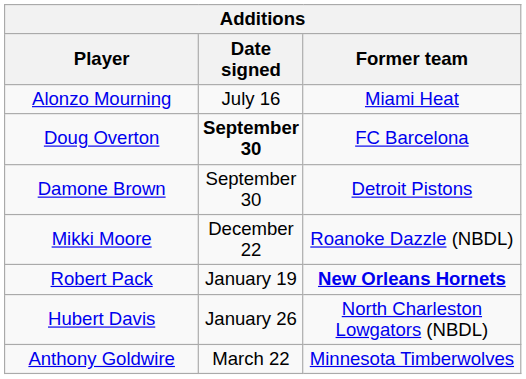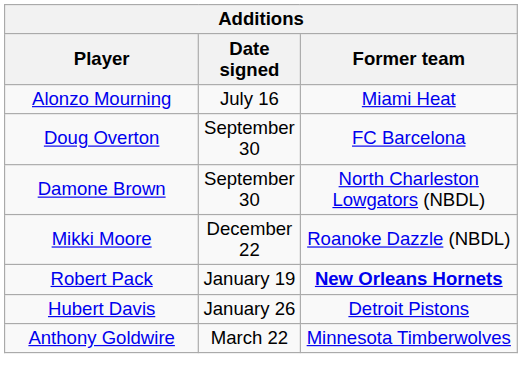(251, 138) bold -> (249, 138) normal
(412, 189) Detroit Pistons -> (409, 189) North Charleston Lowgators (NBDL)
(412, 319) North Charleston Lowgators (NBDL) -> (409, 308) Detroit Pistons
